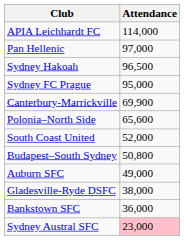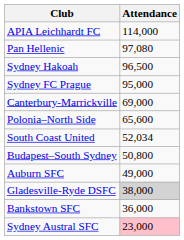(138, 48) 97,000 -> (138, 48) 97,080
(138, 102) 69,900 -> (138, 102) 69,000
(138, 137) 52,000 -> (138, 137) 52,034
(138, 191) no background -> (138, 191) lightgrey background
